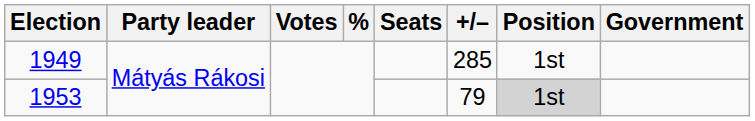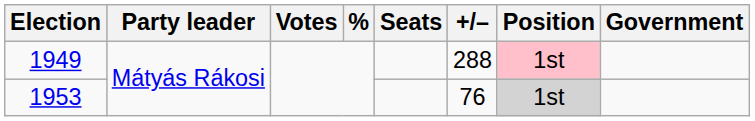(473, 60) 285 -> (473, 60) 288
(549, 60) no background -> (549, 60) pink background
(473, 97) 79 -> (473, 97) 76
